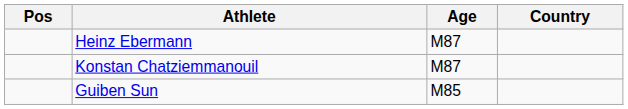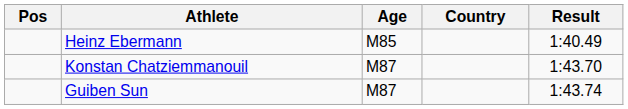+ column: (576, 16)
(446, 41) M87 -> (381, 41) M85
(446, 91) M85 -> (381, 91) M87
